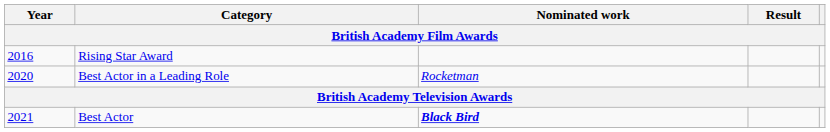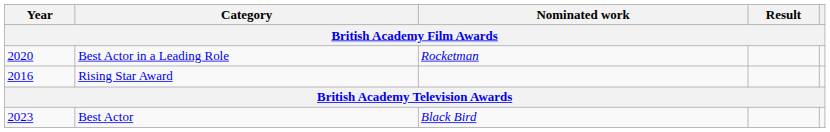rows swapped: (125, 55) <-> (154, 76)
(20, 117) 2021 -> (20, 117) 2023
(450, 117) bold -> (449, 117) normal
